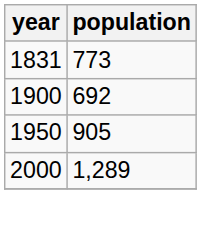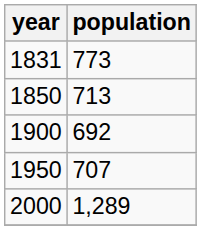+ row: (36, 96)
(92, 133) 905 -> (92, 170) 707
